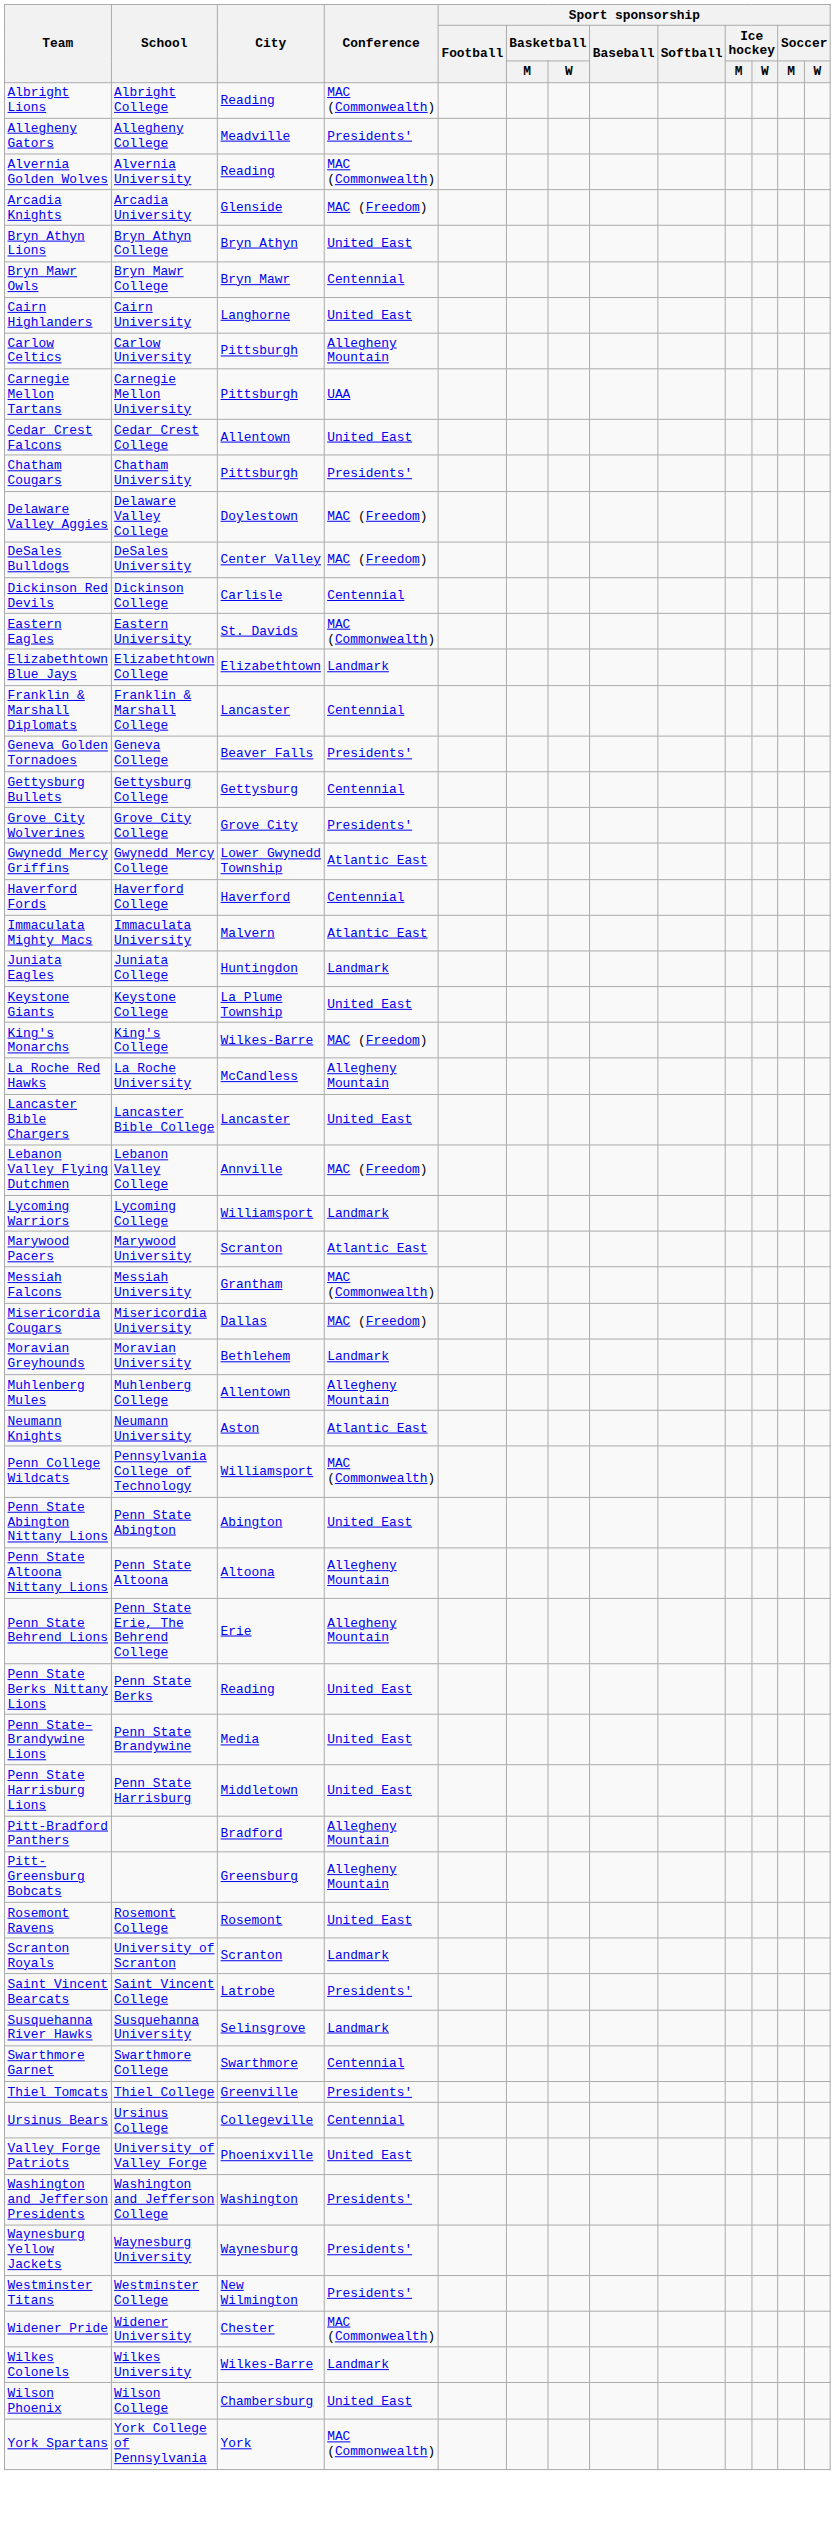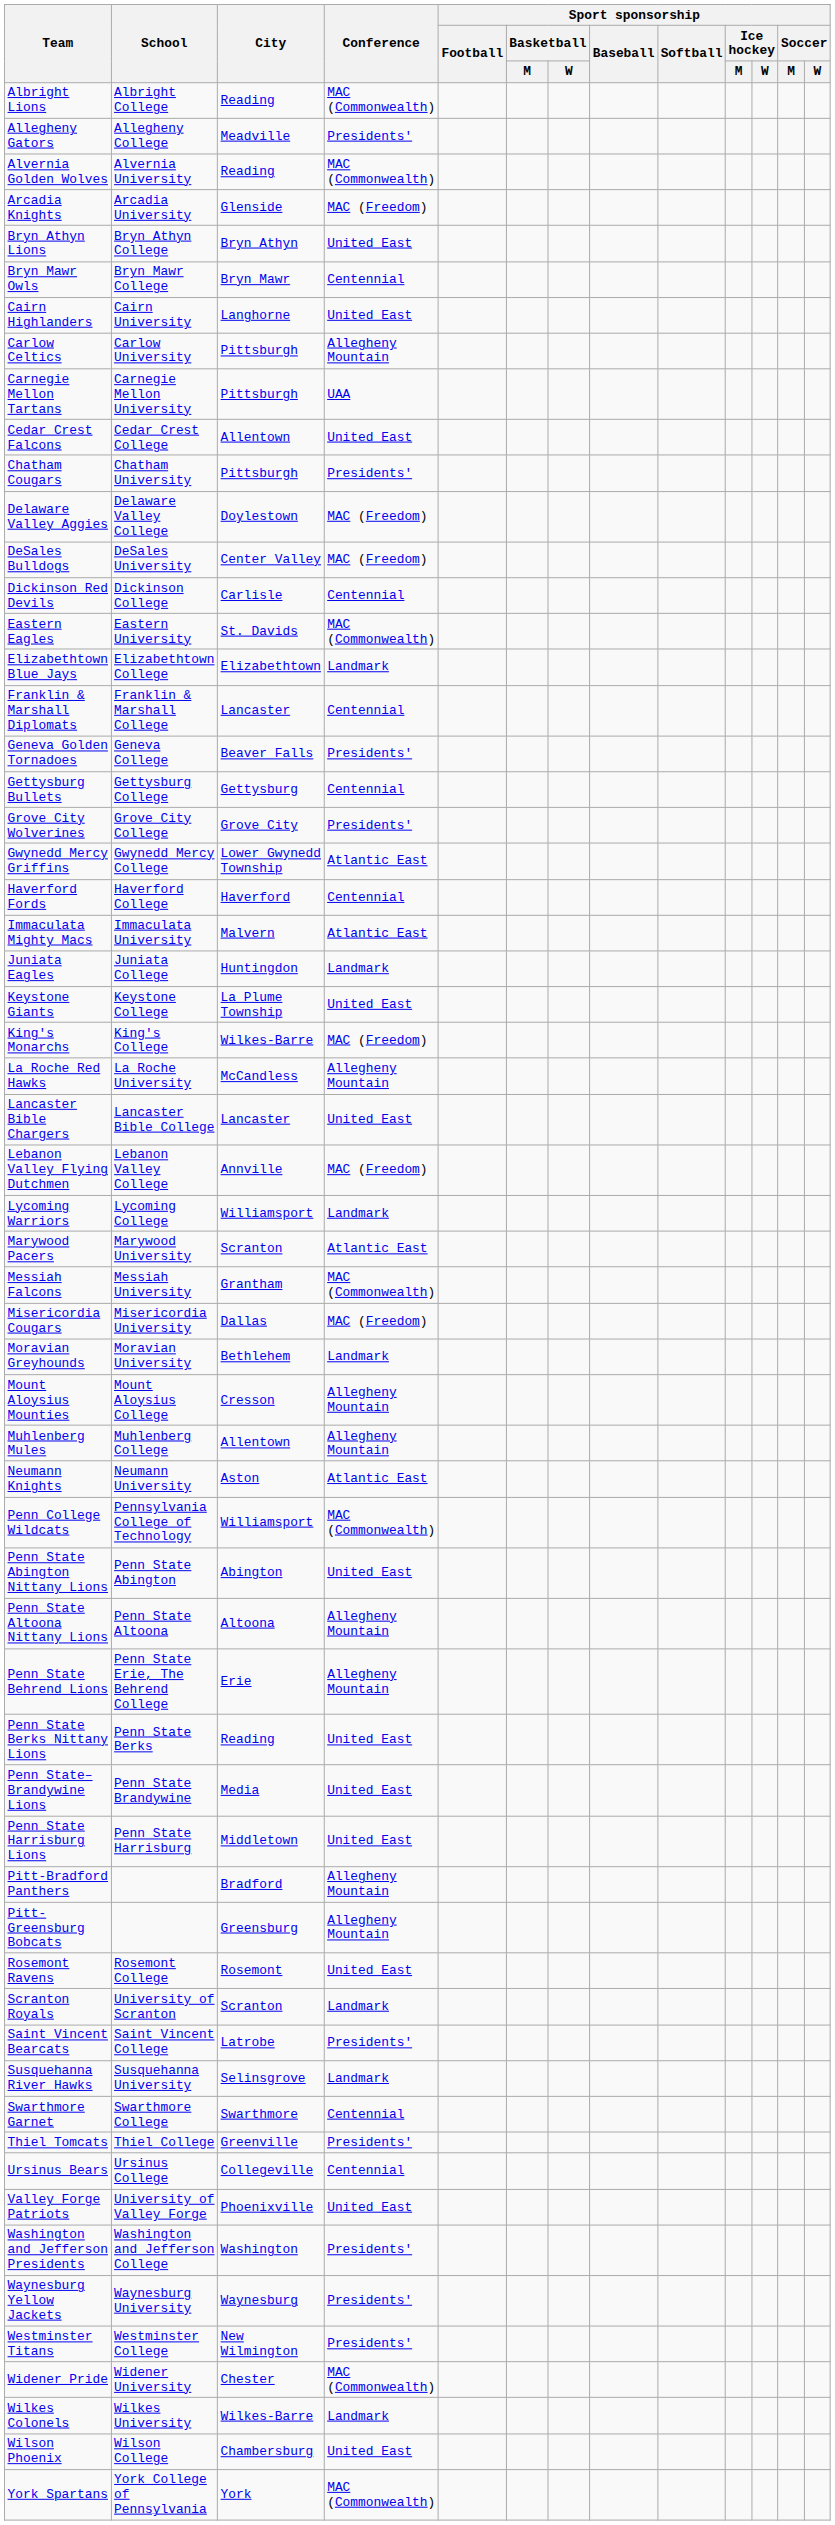+ row: (38, 1400)
